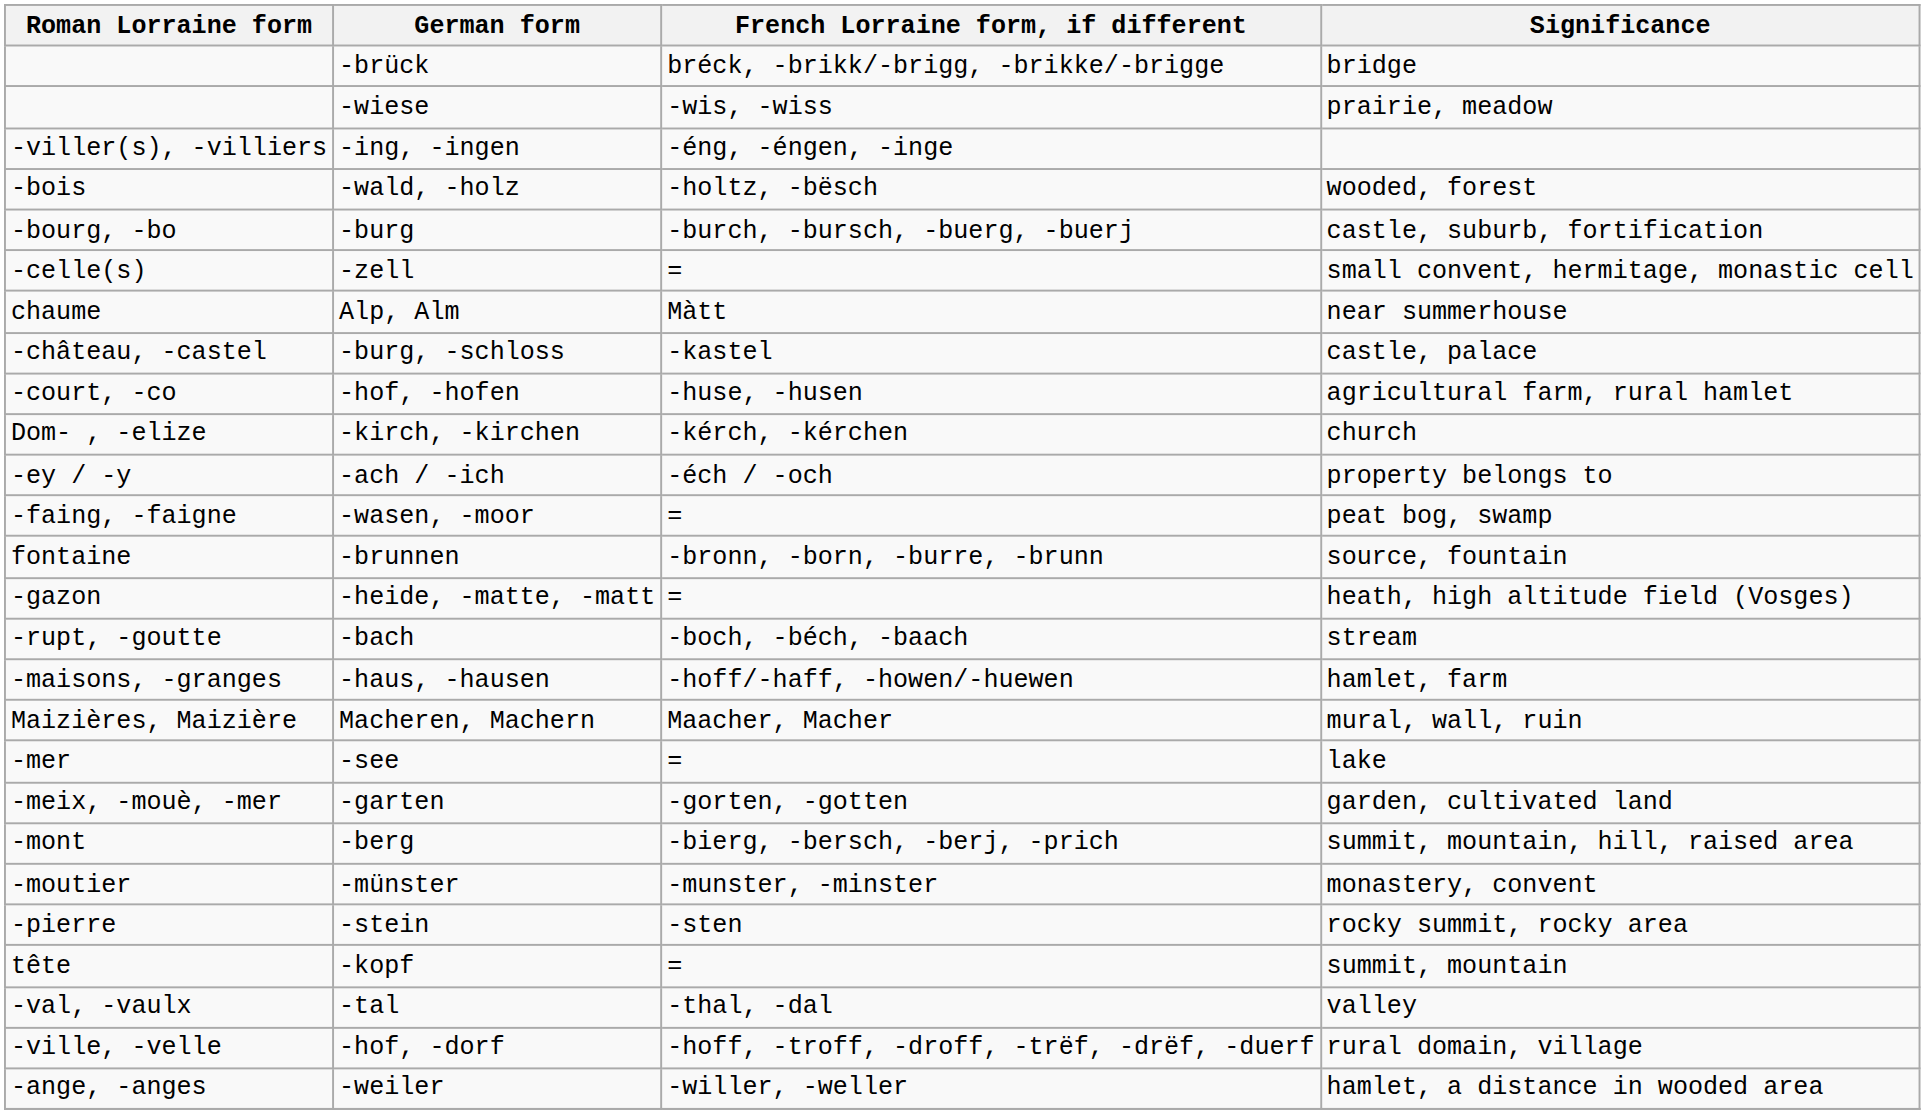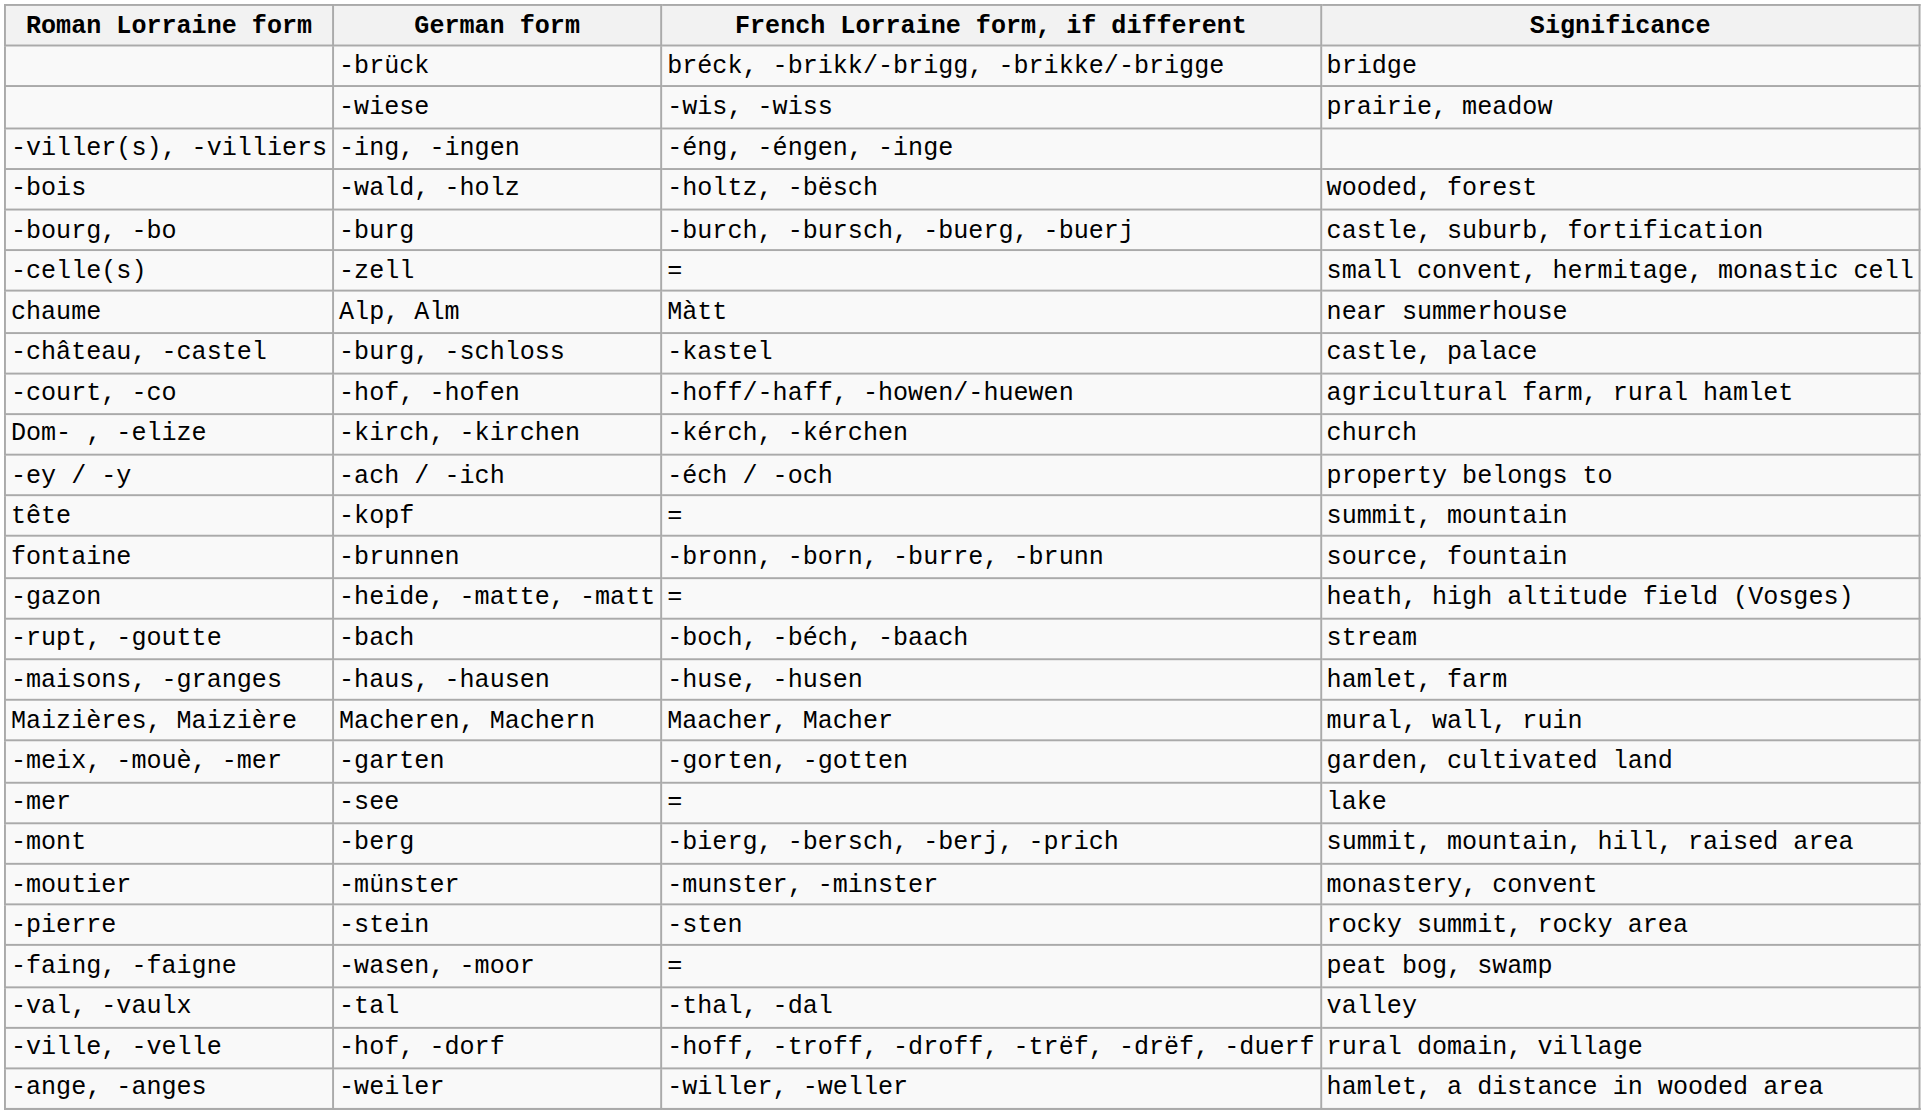(765, 393) -huse, -husen -> (870, 393) -hoff/-haff, -howen/-huewen
rows swapped: (437, 516) <-> (377, 966)
(870, 680) -hoff/-haff, -howen/-huewen -> (765, 680) -huse, -husen
rows swapped: (392, 802) <-> (369, 761)
